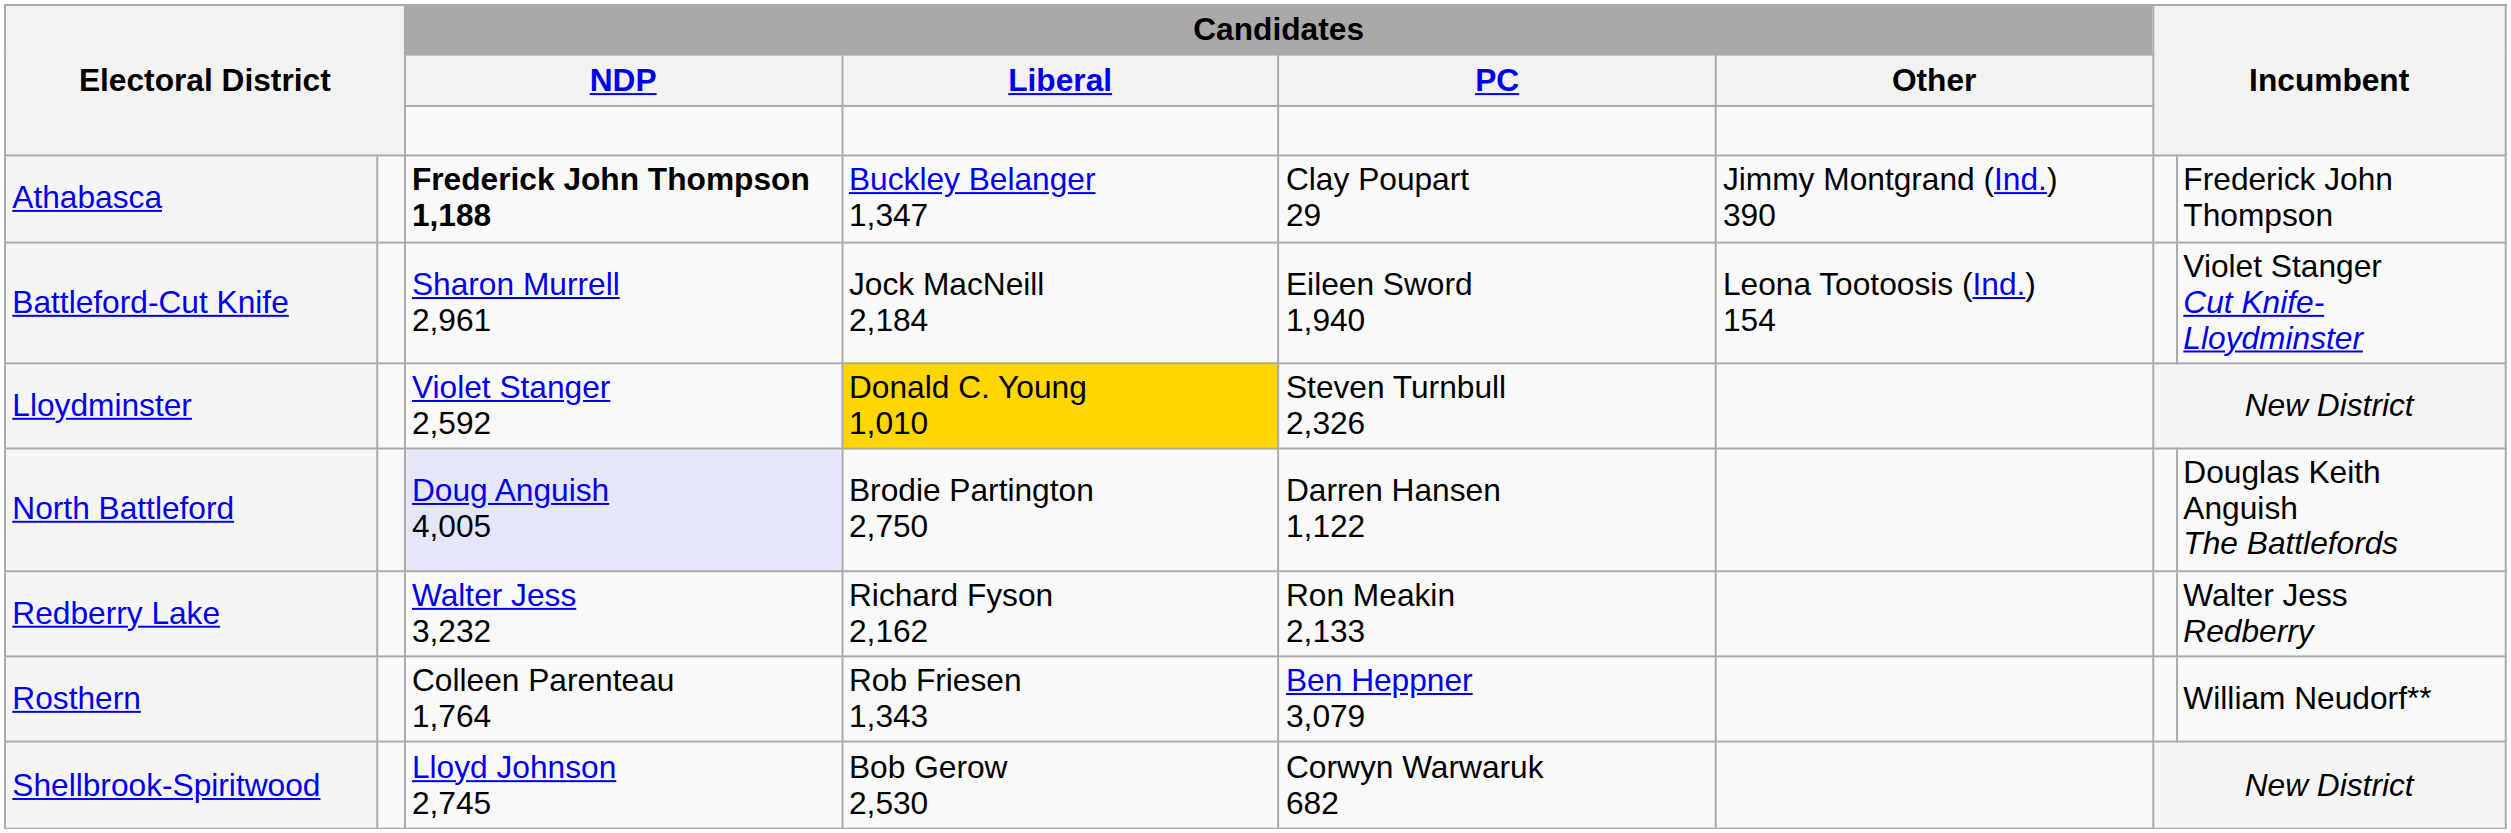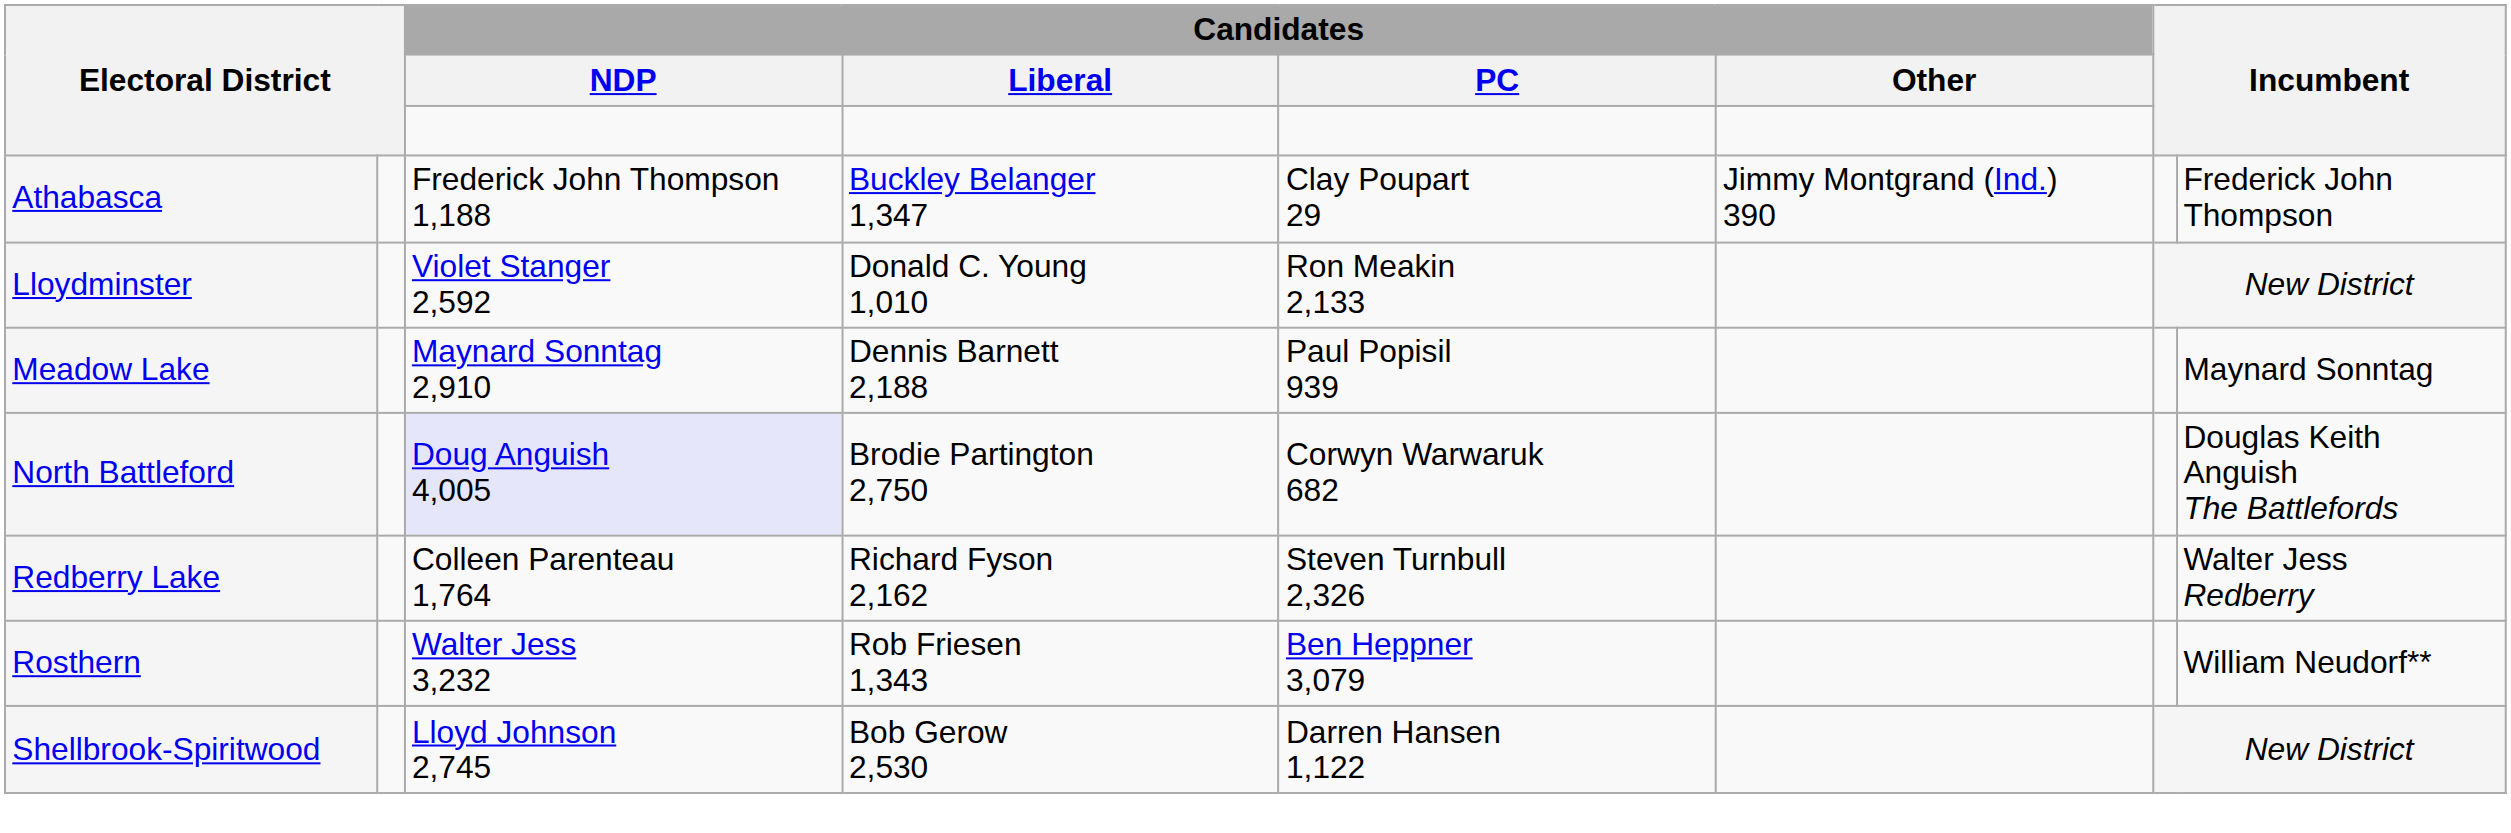(611, 198) bold -> (596, 198) normal
- row: (151, 301)
(968, 405) gold background -> (968, 284) no background
(1396, 405) Steven Turnbull 2,326 -> (1370, 284) Ron Meakin 2,133
+ row: (111, 369)
(1393, 509) Darren Hansen 1,122 -> (1415, 473) Corwyn Warwaruk 682
(494, 612) Walter Jess 3,232 -> (543, 577) Colleen Parenteau 1,764
(1370, 612) Ron Meakin 2,133 -> (1396, 577) Steven Turnbull 2,326
(543, 698) Colleen Parenteau 1,764 -> (494, 663) Walter Jess 3,232
(1415, 784) Corwyn Warwaruk 682 -> (1393, 749) Darren Hansen 1,122
